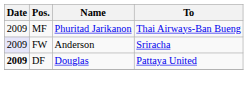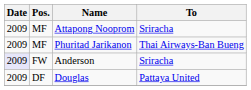+ row: (94, 28)
(17, 61) bold -> (17, 77) normal
